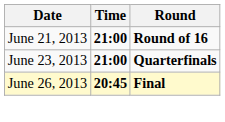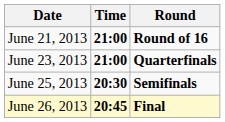+ row: (47, 83)
